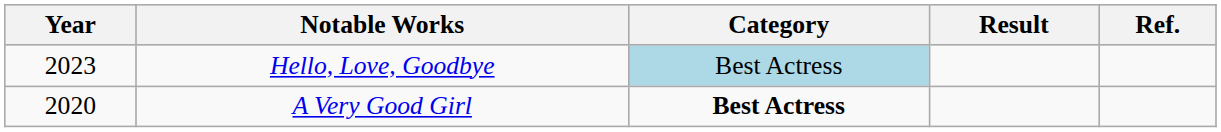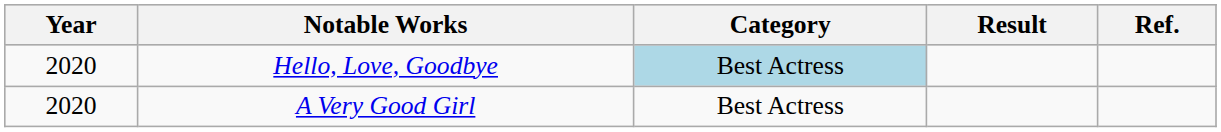(70, 65) 2023 -> (71, 65) 2020
(779, 106) bold -> (780, 106) normal
